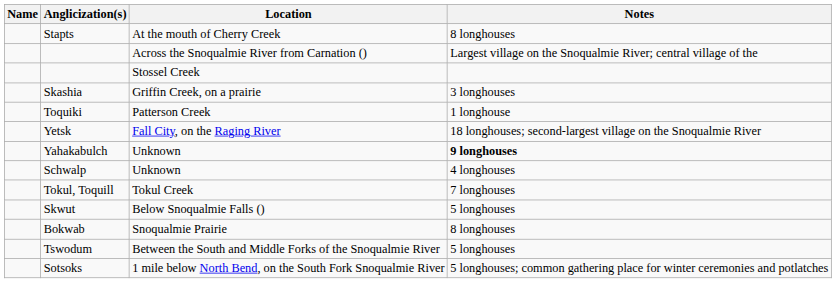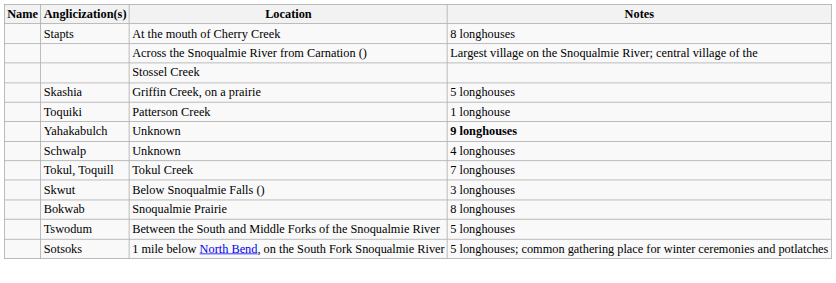(483, 92) 3 longhouses -> (483, 92) 5 longhouses
- row: (57, 131)
(483, 209) 5 longhouses -> (483, 190) 3 longhouses
